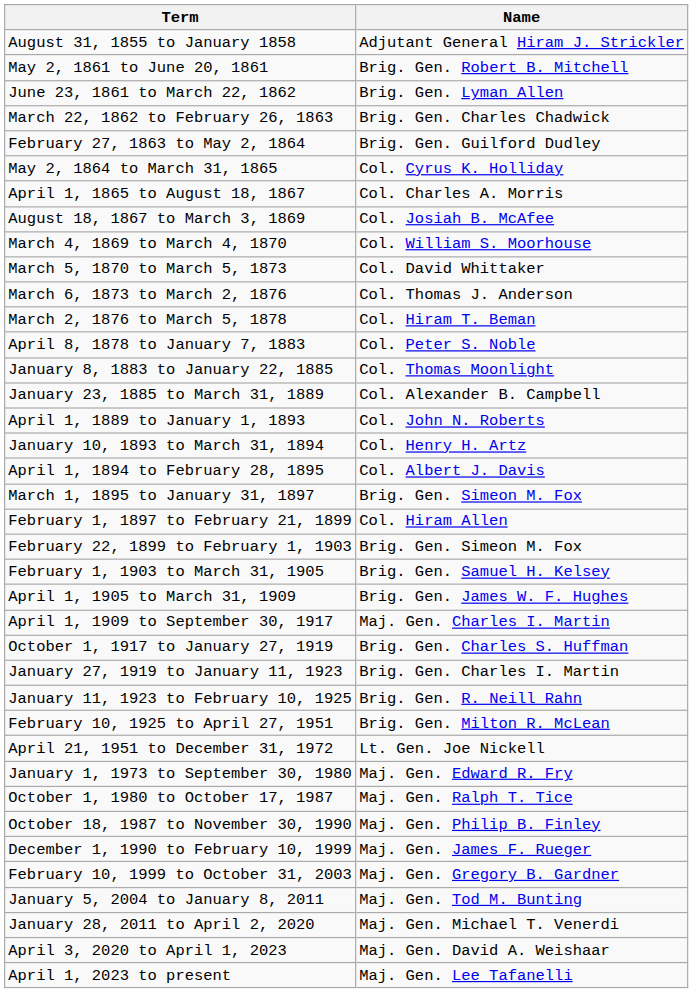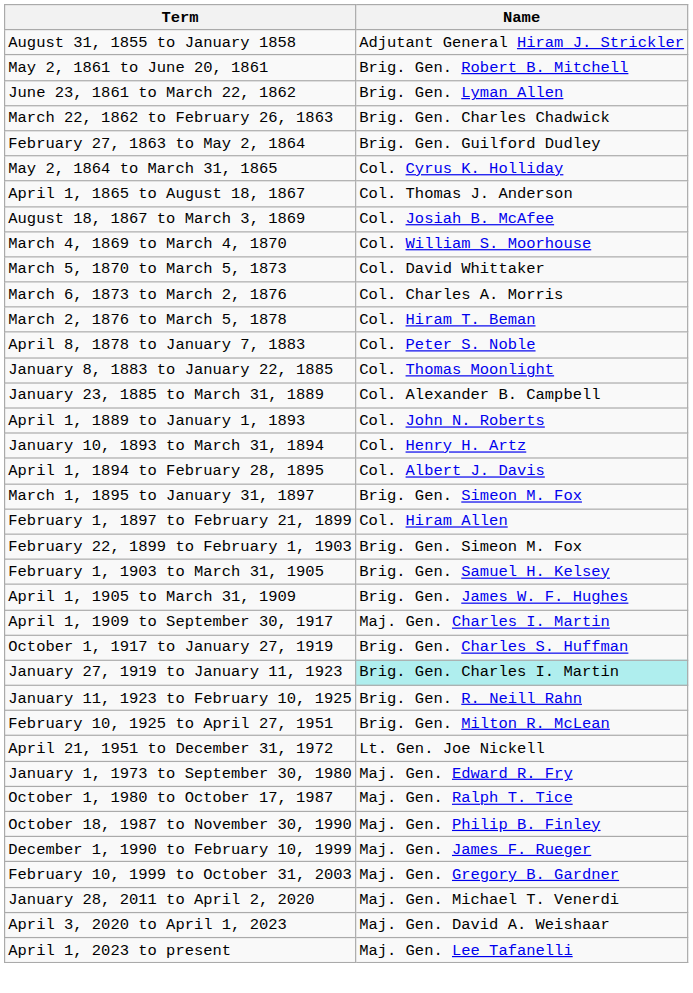(461, 194) Col. Charles A. Morris -> (466, 194) Col. Thomas J. Anderson
(466, 295) Col. Thomas J. Anderson -> (461, 295) Col. Charles A. Morris
(489, 673) no background -> (489, 673) paleturquoise background
- row: (166, 900)
